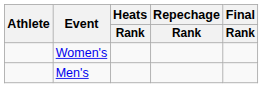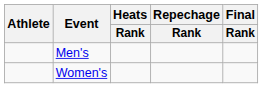rows swapped: (72, 73) <-> (81, 53)
